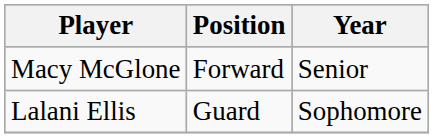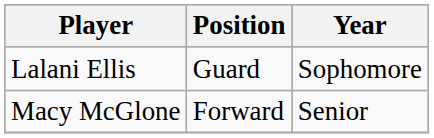rows swapped: (96, 68) <-> (73, 111)
